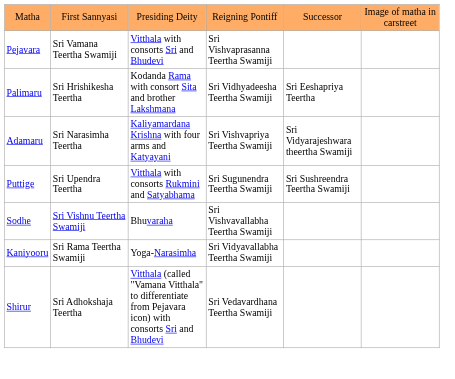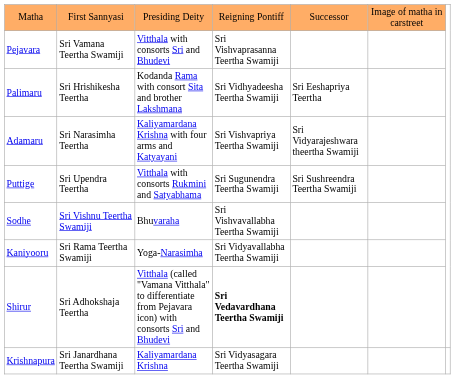(243, 307) normal -> (249, 307) bold
+ row: (31, 361)
